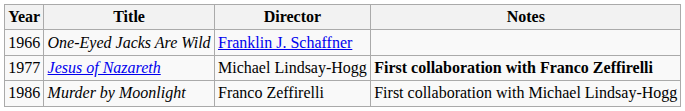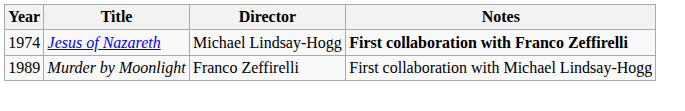- row: (129, 42)
(24, 67) 1977 -> (24, 42) 1974
(24, 93) 1986 -> (24, 67) 1989
